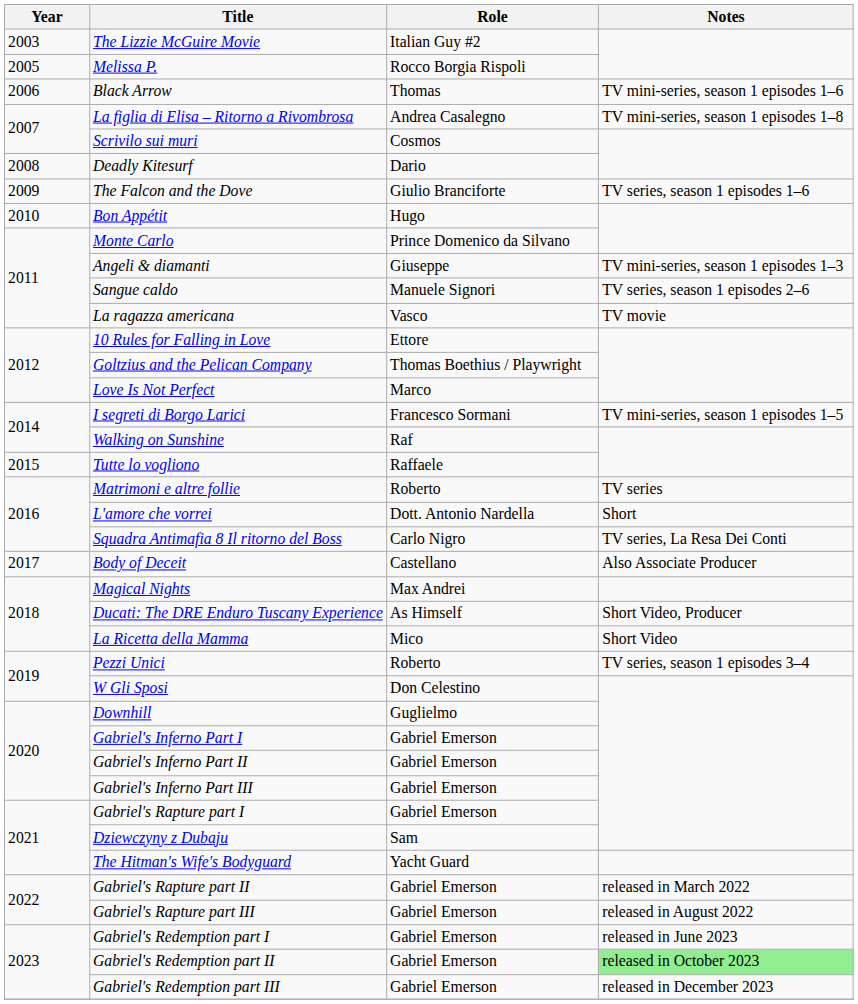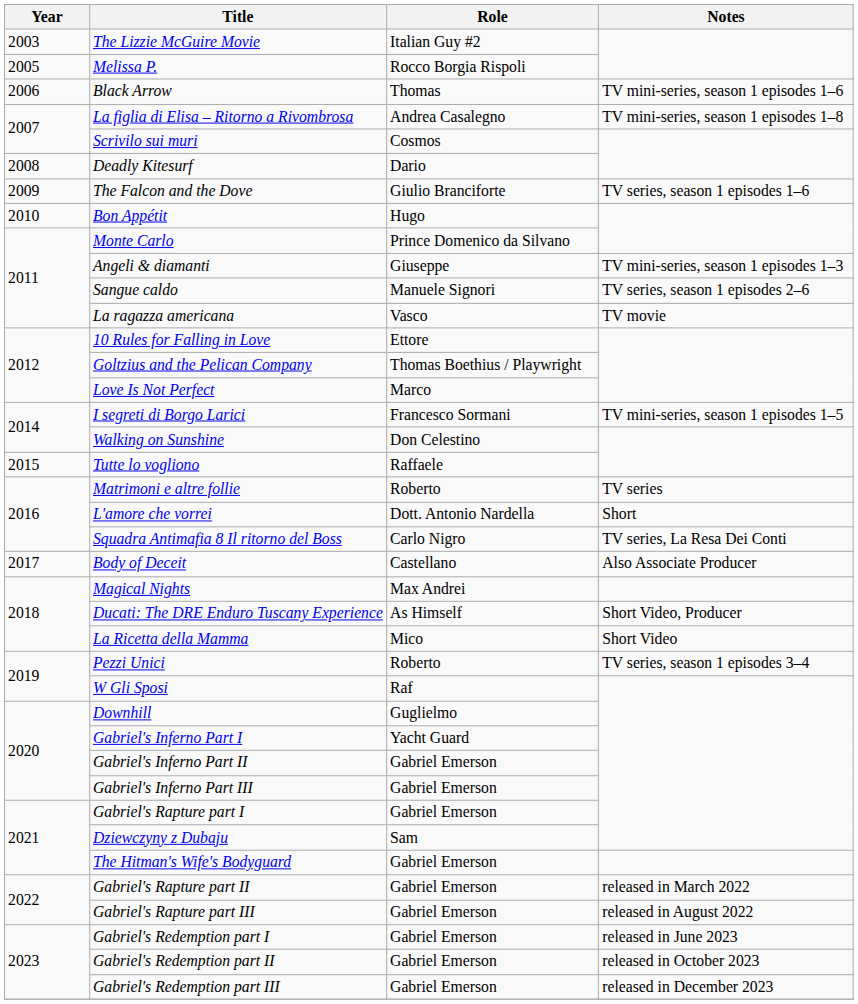(401, 439) Raf -> (435, 439) Don Celestino
(435, 688) Don Celestino -> (401, 688) Raf
(443, 738) Gabriel Emerson -> (430, 738) Yacht Guard
(430, 862) Yacht Guard -> (443, 862) Gabriel Emerson
(681, 961) lightgreen background -> (681, 961) no background
